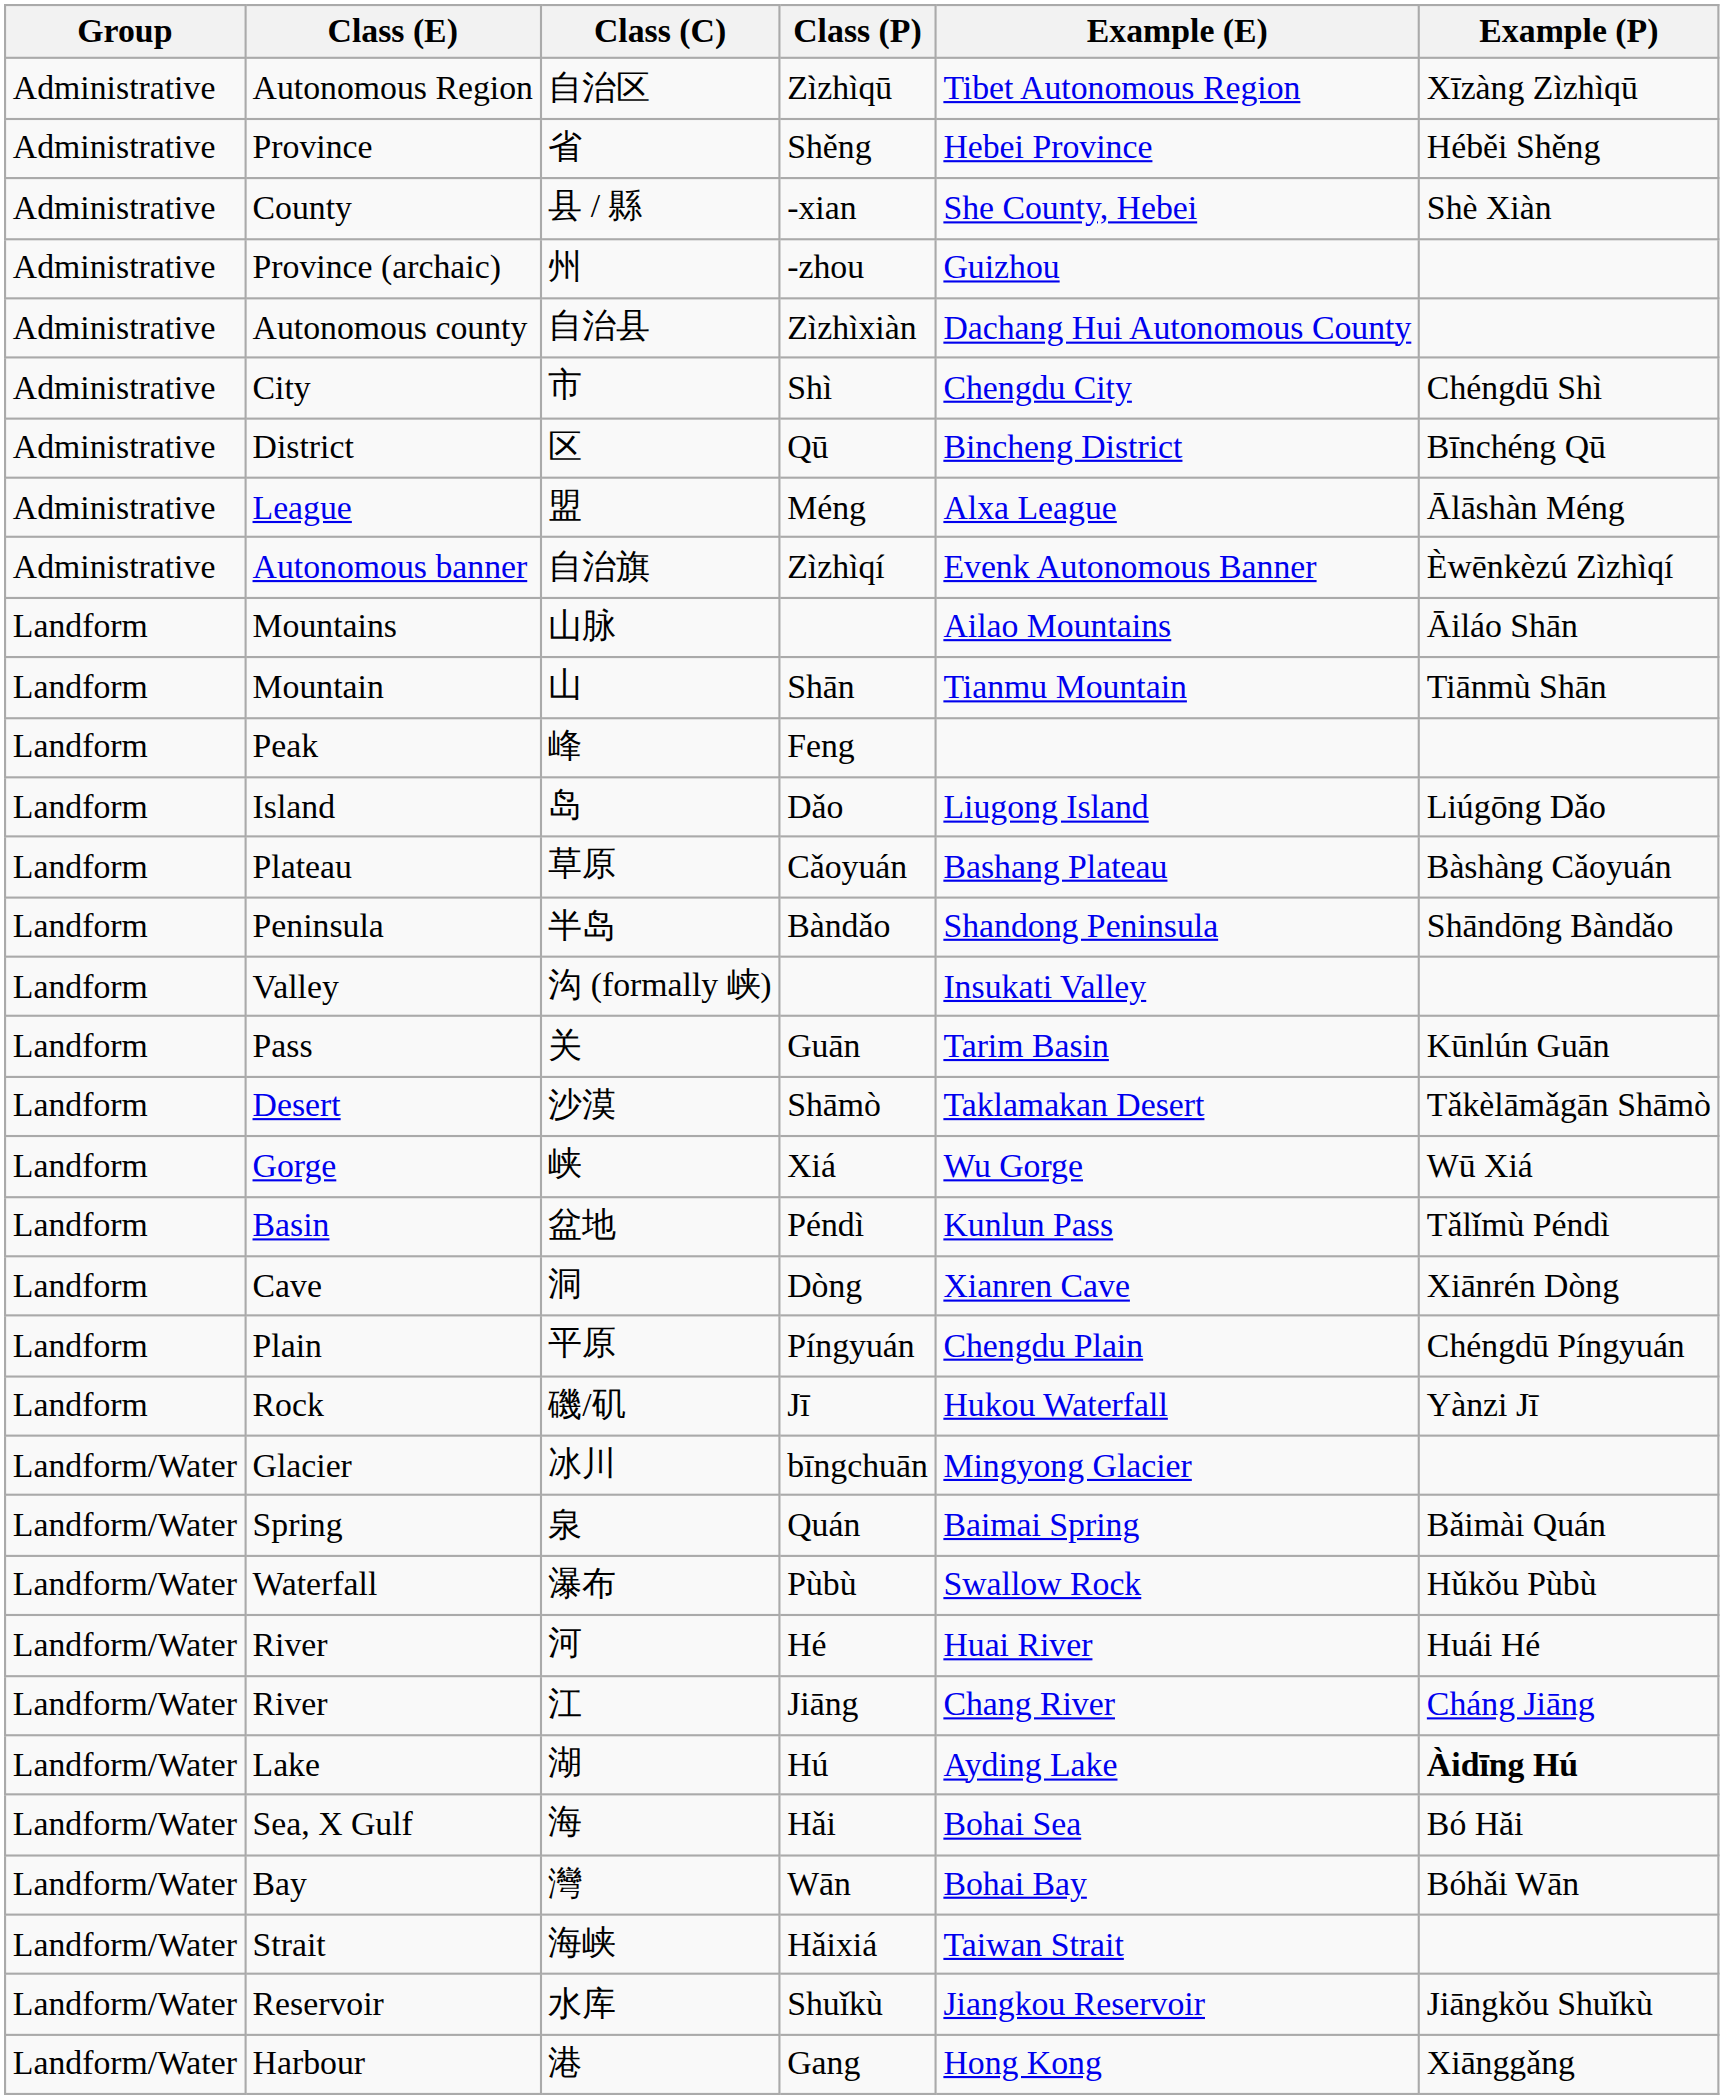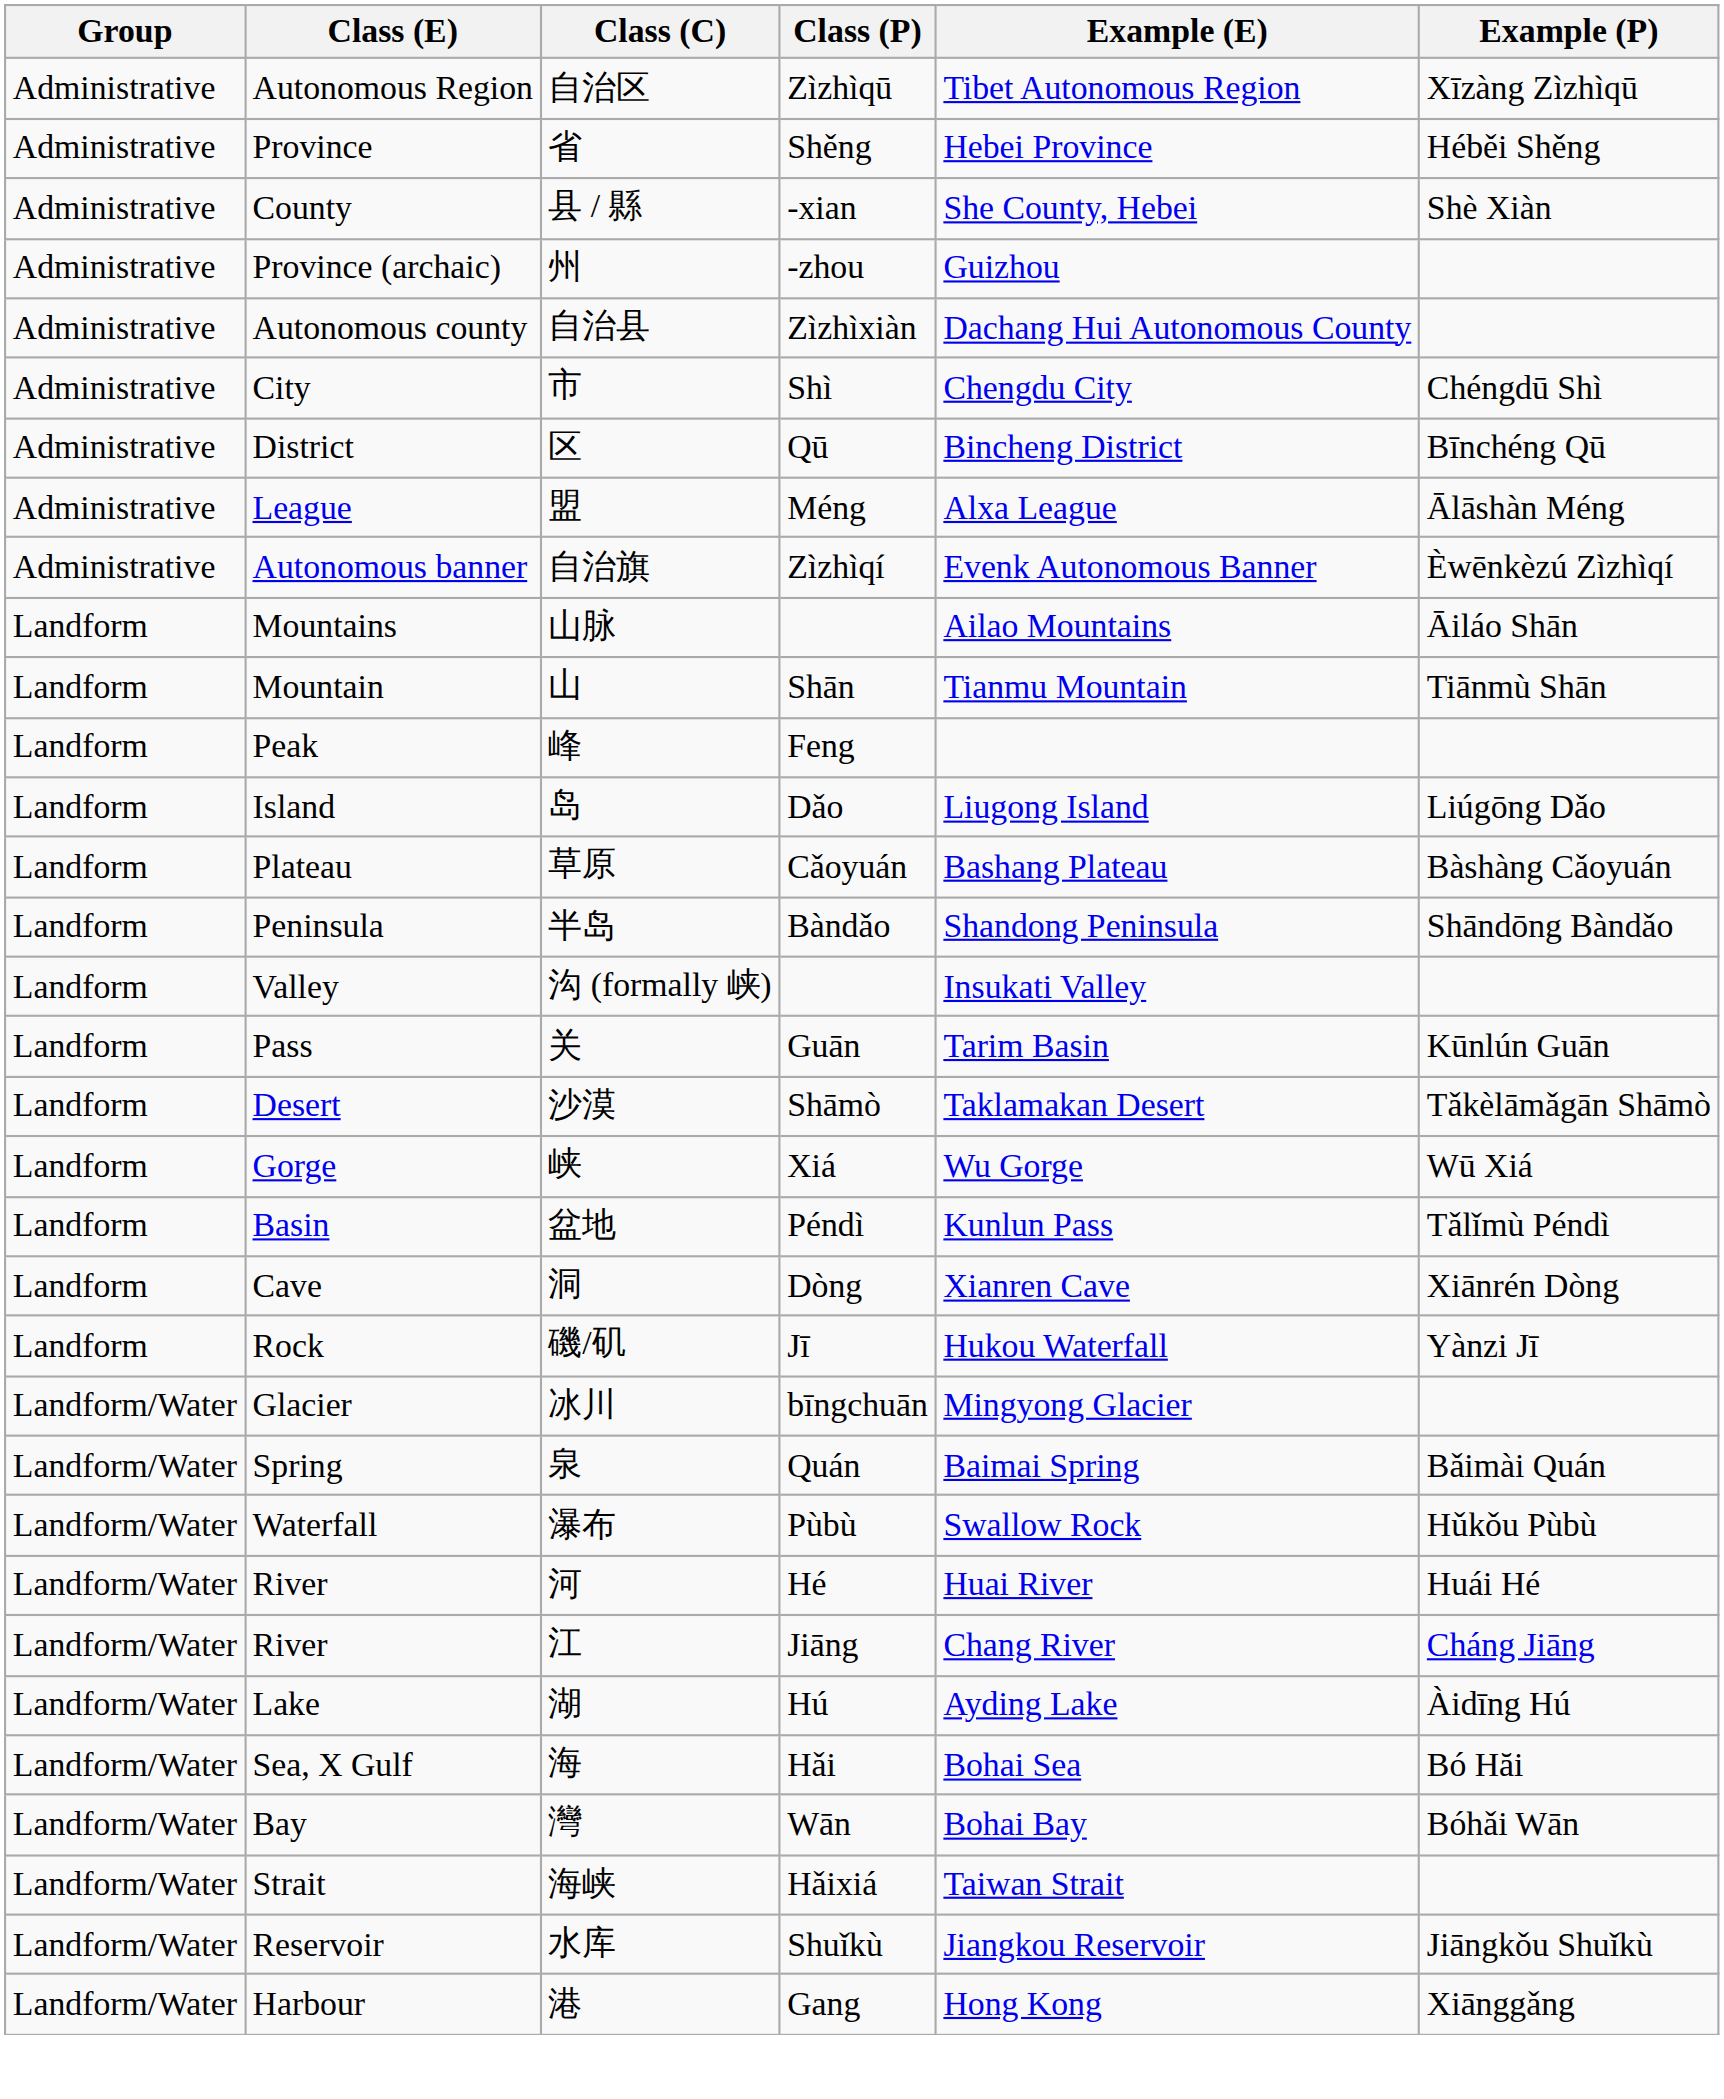- row: (287, 1345)
(1502, 1764) bold -> (1499, 1704) normal
